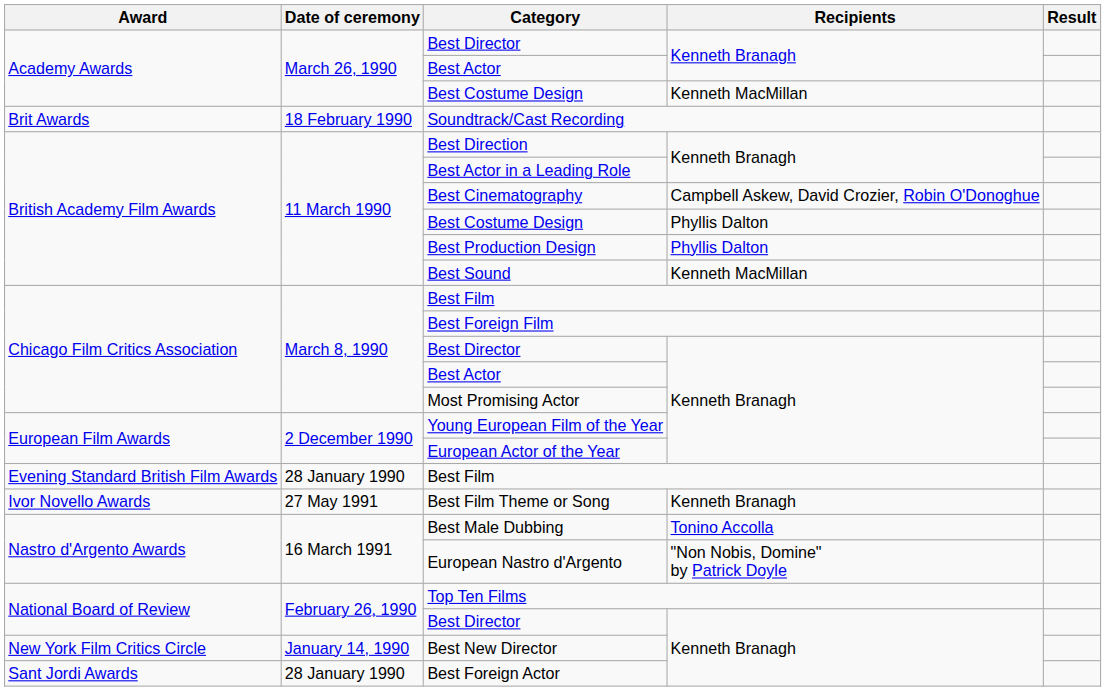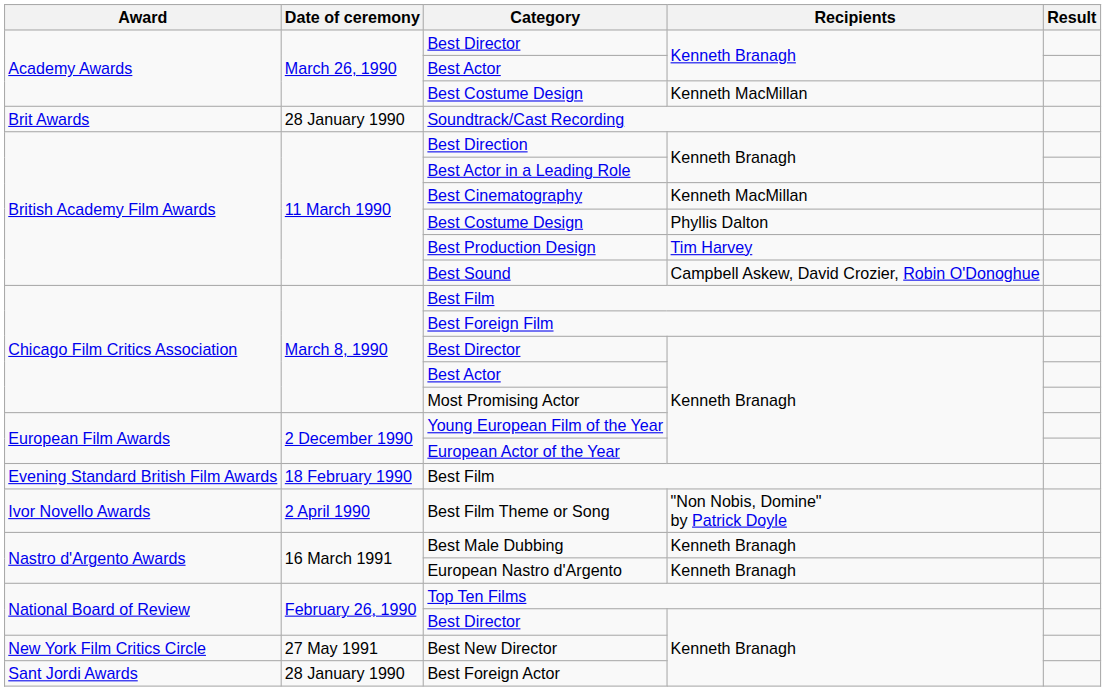(348, 119) 18 February 1990 -> (345, 119) 28 January 1990
(855, 196) Campbell Askew, David Crozier, Robin O'Donoghue -> (739, 196) Kenneth MacMillan
(719, 247) Phyllis Dalton -> (711, 247) Tim Harvey
(739, 273) Kenneth MacMillan -> (855, 273) Campbell Askew, David Crozier, Robin O'Donoghue
(345, 477) 28 January 1990 -> (348, 477) 18 February 1990
(331, 502) 27 May 1991 -> (327, 511) 2 April 1990
(733, 502) Kenneth Branagh -> (746, 511) "Non Nobis, Domine" by Patrick Doyle
(722, 528) Tonino Accolla -> (733, 546) Kenneth Branagh
(746, 562) "Non Nobis, Domine" by Patrick Doyle -> (733, 571) Kenneth Branagh
(347, 648) January 14, 1990 -> (331, 648) 27 May 1991
